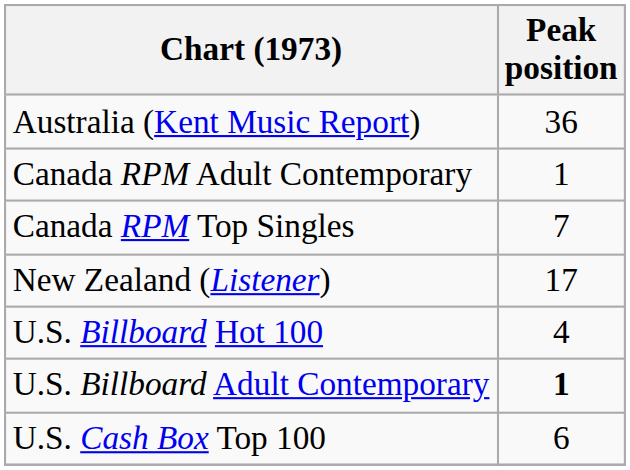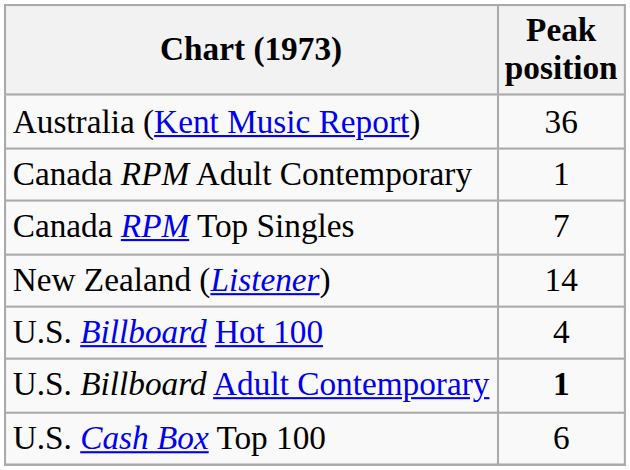(561, 279) 17 -> (561, 279) 14
